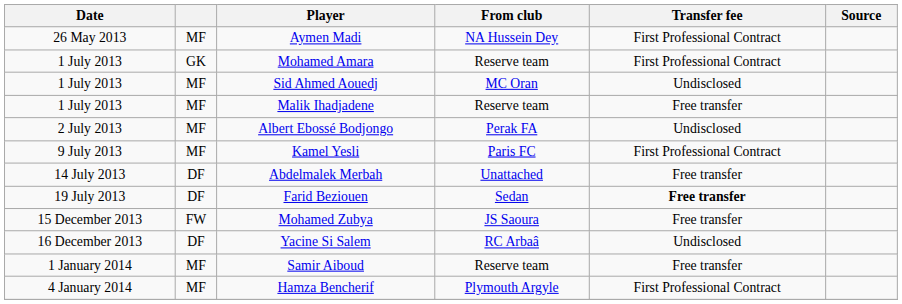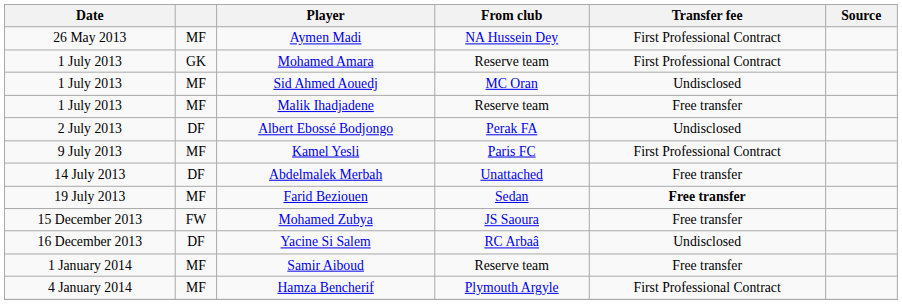(196, 128) MF -> (196, 128) DF
(196, 196) DF -> (196, 196) MF
